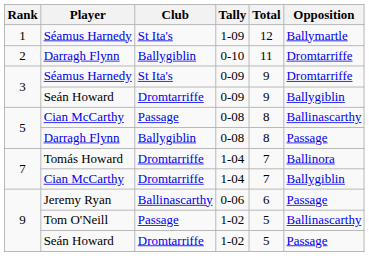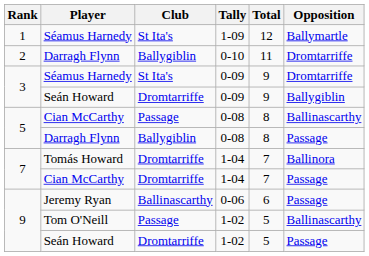(316, 179) Ballygiblin -> (307, 179) Passage
